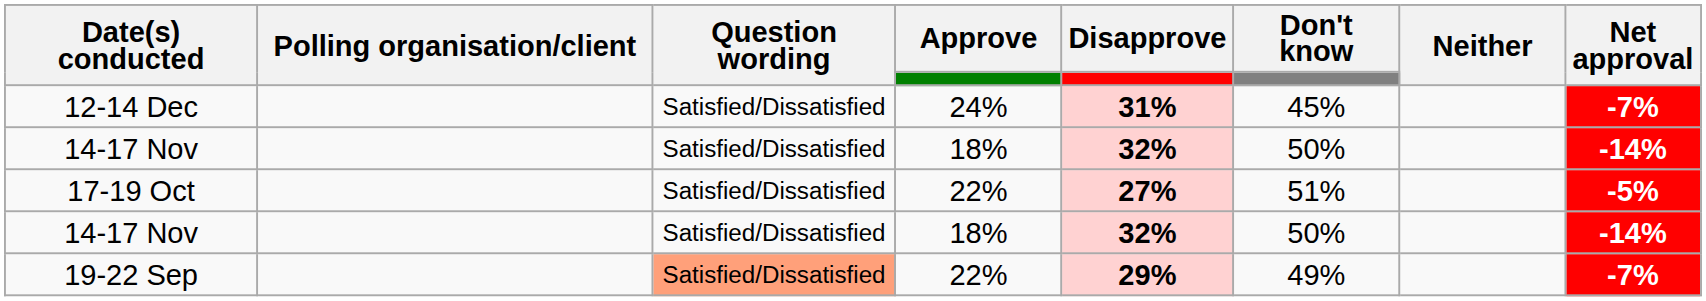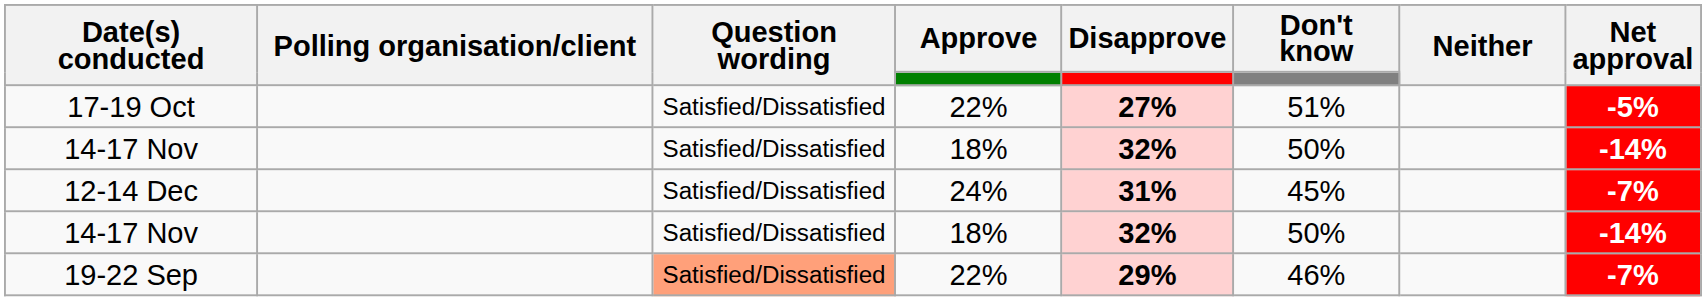rows swapped: (131, 106) <-> (131, 190)
(1316, 274) 49% -> (1316, 274) 46%
